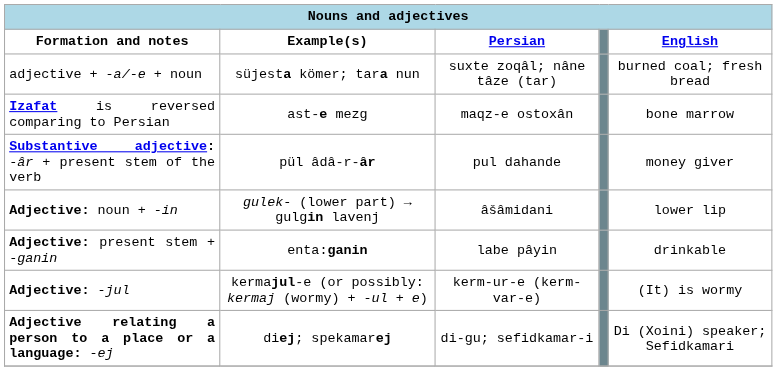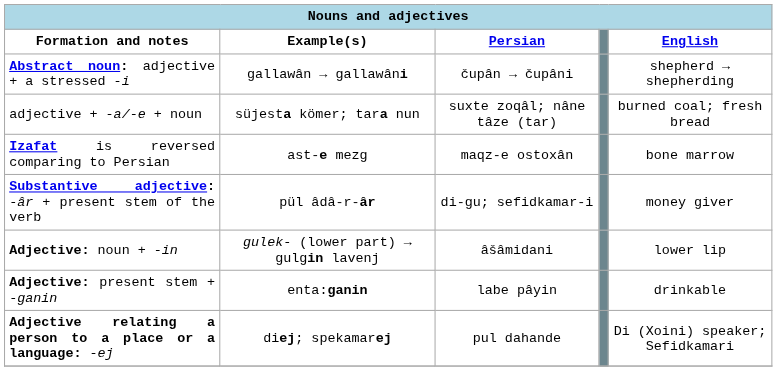+ row: (112, 74)
(517, 162) pul dahande -> (517, 202) di-gu; sefidkamar-i
- row: (69, 290)
(517, 338) di-gu; sefidkamar-i -> (517, 338) pul dahande
